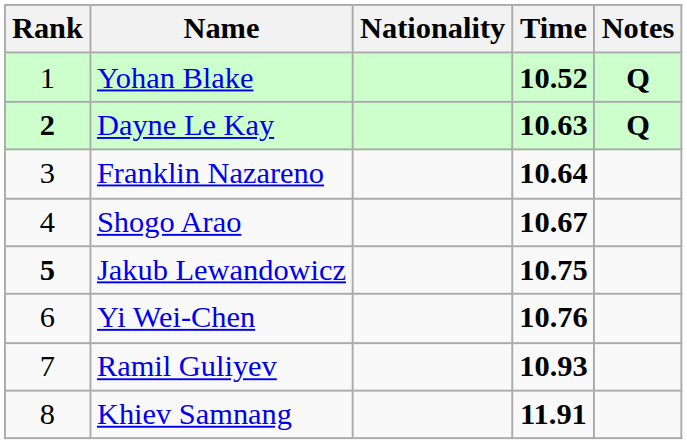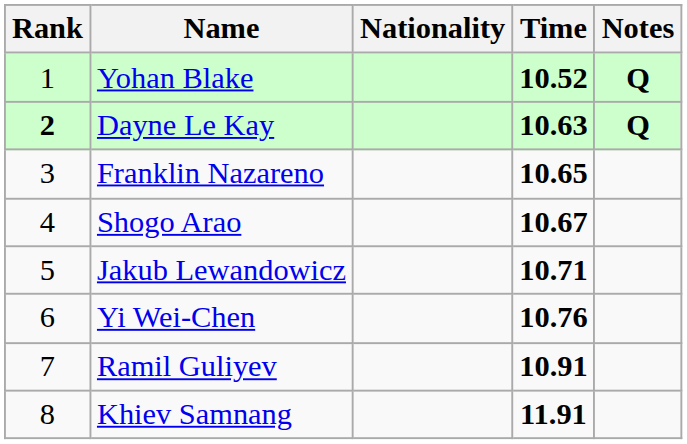(553, 173) 10.64 -> (553, 173) 10.65
(47, 269) bold -> (47, 269) normal
(553, 269) 10.75 -> (553, 269) 10.71
(553, 366) 10.93 -> (553, 366) 10.91
